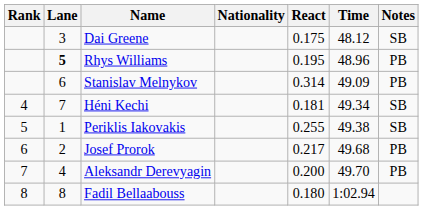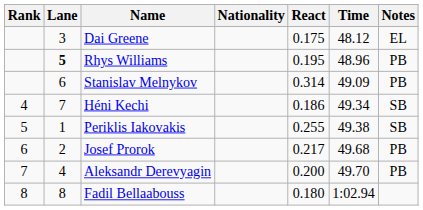(398, 37) SB -> (398, 37) EL
(309, 104) 0.181 -> (309, 104) 0.186
